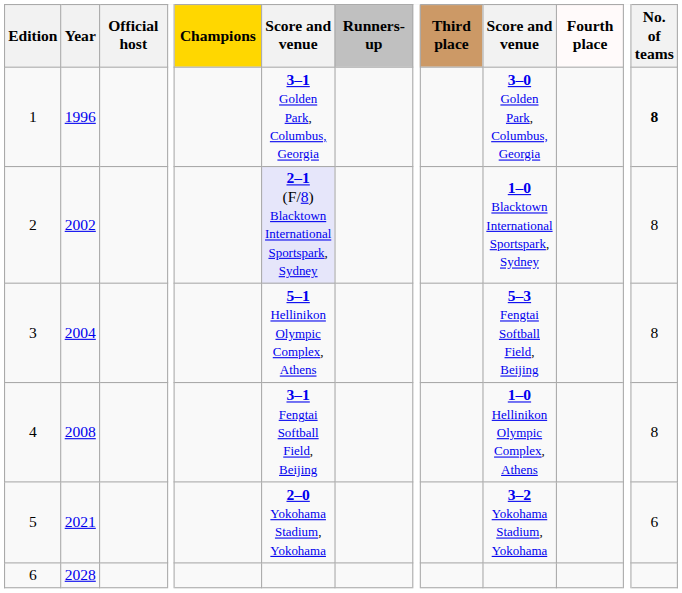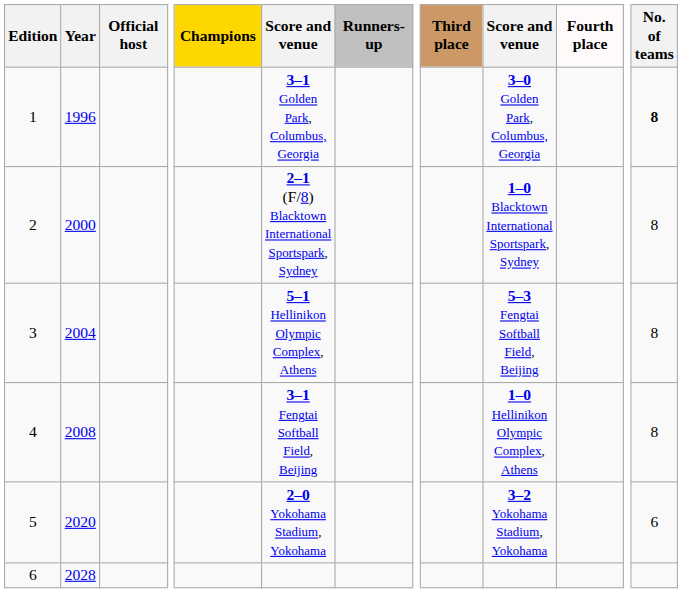(80, 225) 2002 -> (80, 225) 2000
(298, 225) lavender background -> (298, 225) no background
(80, 522) 2021 -> (80, 522) 2020
